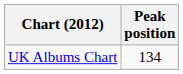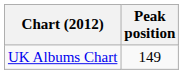(150, 57) 134 -> (150, 57) 149
